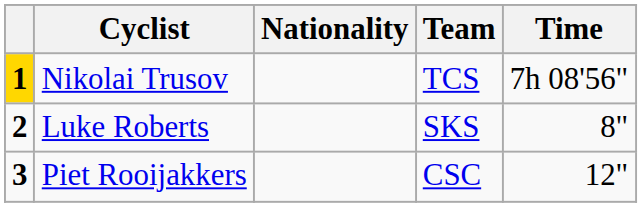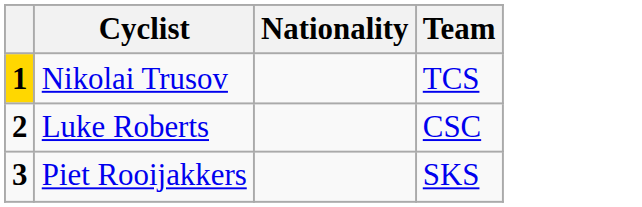- column: (569, 28)
(451, 126) SKS -> (452, 126) CSC
(452, 175) CSC -> (451, 175) SKS
